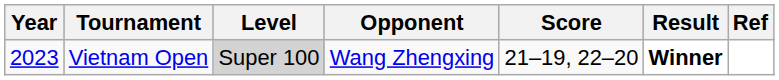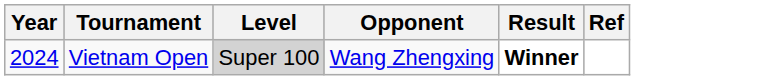- column: (571, 22)
(34, 57) 2023 -> (34, 57) 2024
